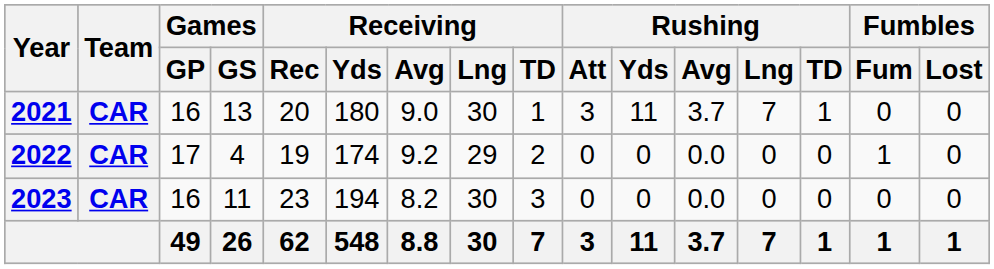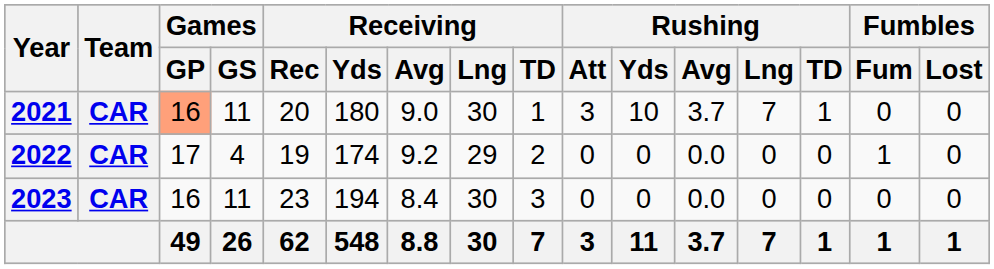(185, 112) no background -> (185, 112) lightsalmon background
(237, 112) 13 -> (237, 112) 11
(644, 112) 11 -> (644, 112) 10
(419, 198) 8.2 -> (419, 198) 8.4
